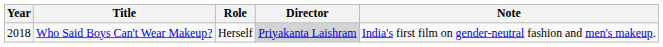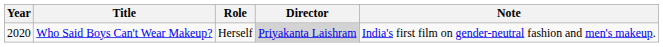(19, 32) 2018 -> (19, 32) 2020
